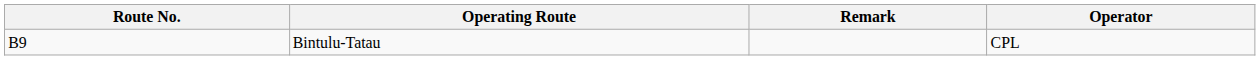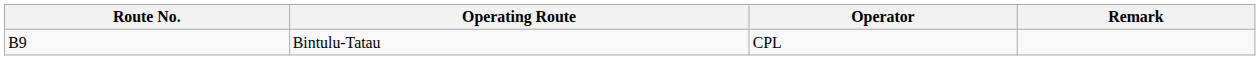columns swapped: (1121, 17) <-> (868, 17)
